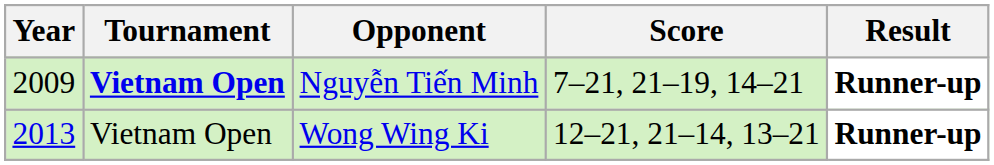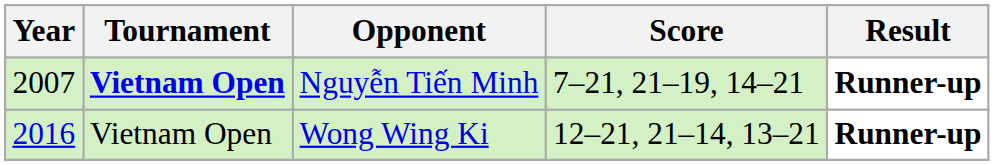(44, 82) 2009 -> (44, 82) 2007
(44, 134) 2013 -> (44, 134) 2016
